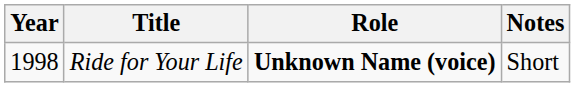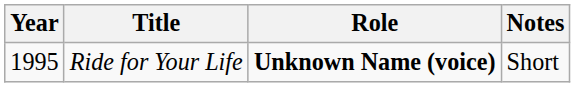(34, 61) 1998 -> (34, 61) 1995
